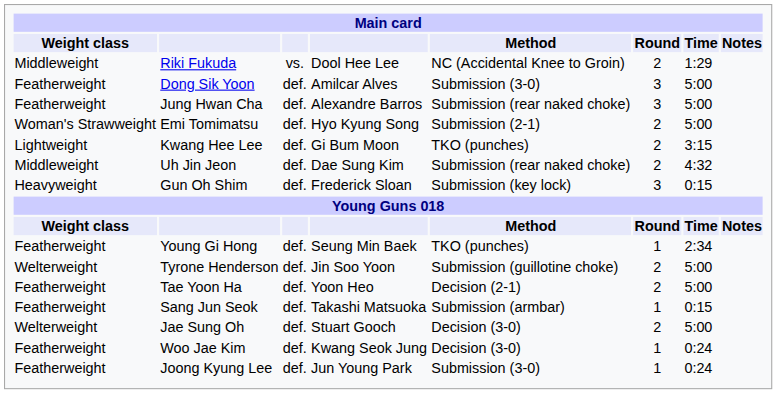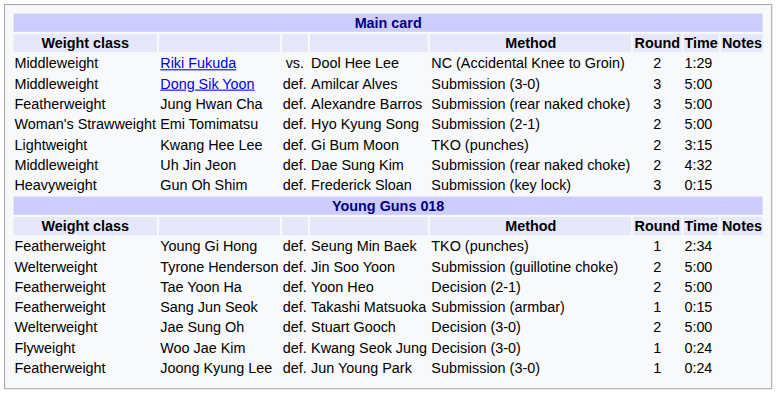(60, 83) Featherweight -> (56, 83) Middleweight
(60, 348) Featherweight -> (45, 348) Flyweight
